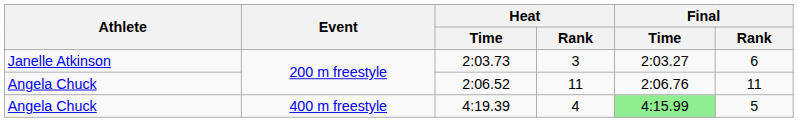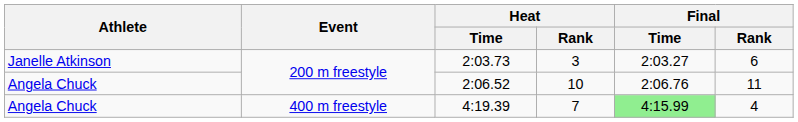(575, 84) 11 -> (575, 84) 10
(575, 106) 4 -> (575, 106) 7
(754, 106) 5 -> (754, 106) 4
